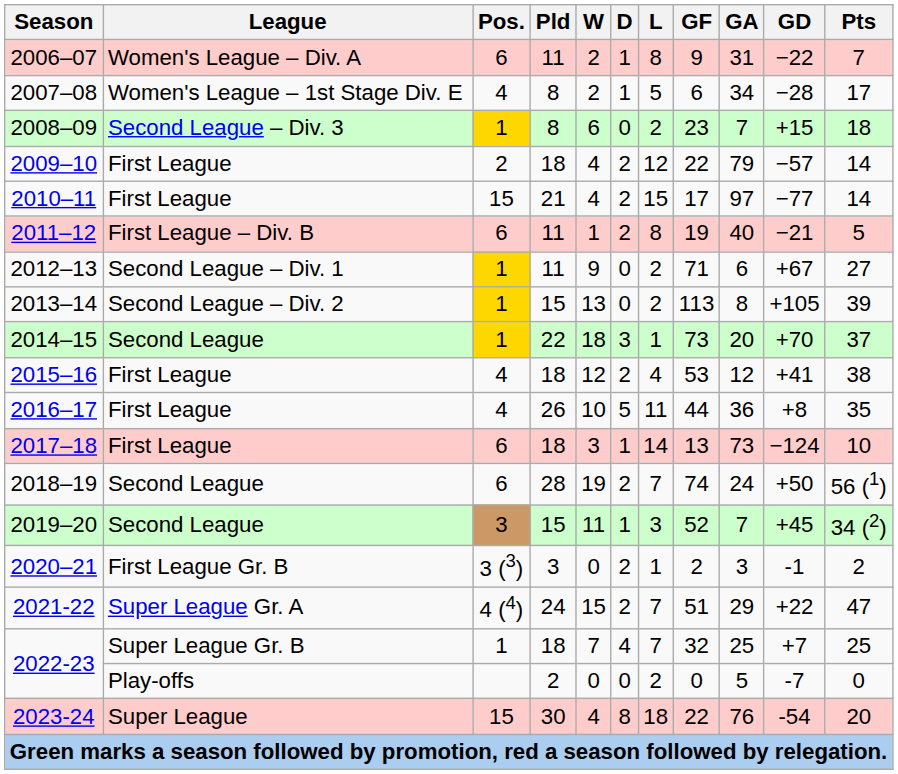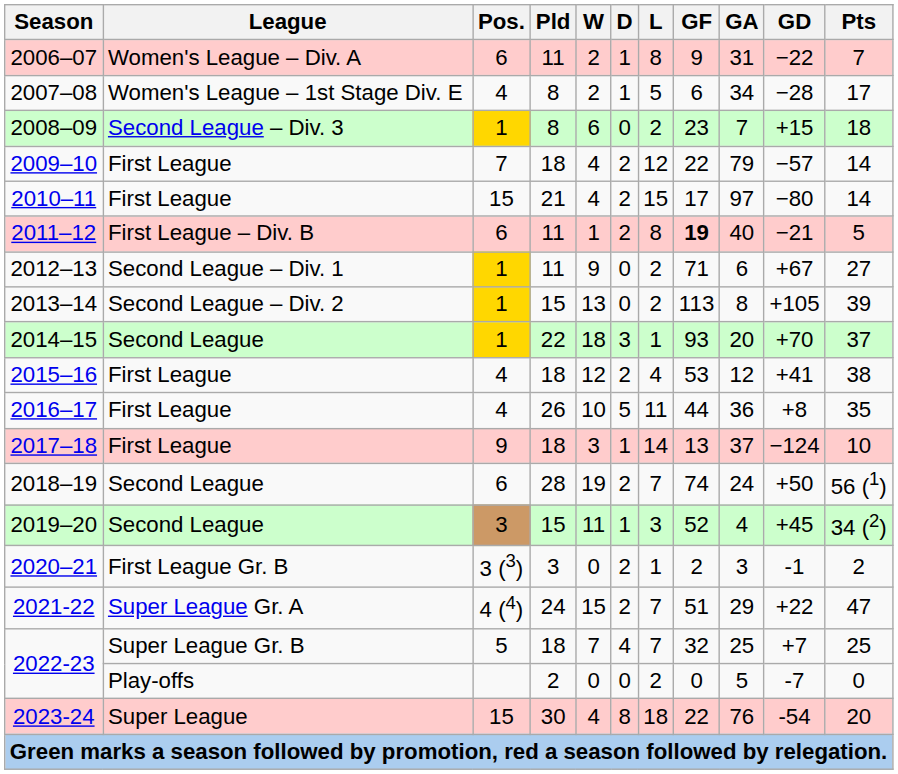(501, 163) 2 -> (501, 163) 7
(795, 198) −77 -> (795, 198) −80
(697, 233) normal -> (697, 233) bold
(697, 339) 73 -> (697, 339) 93
(501, 445) 6 -> (501, 445) 9
(742, 445) 73 -> (742, 445) 37
(742, 524) 7 -> (742, 524) 4
(501, 645) 1 -> (501, 645) 5
